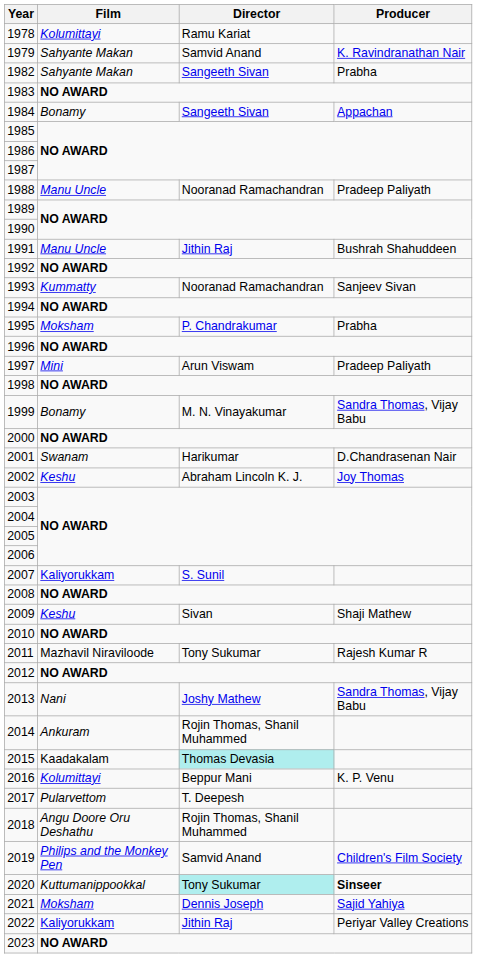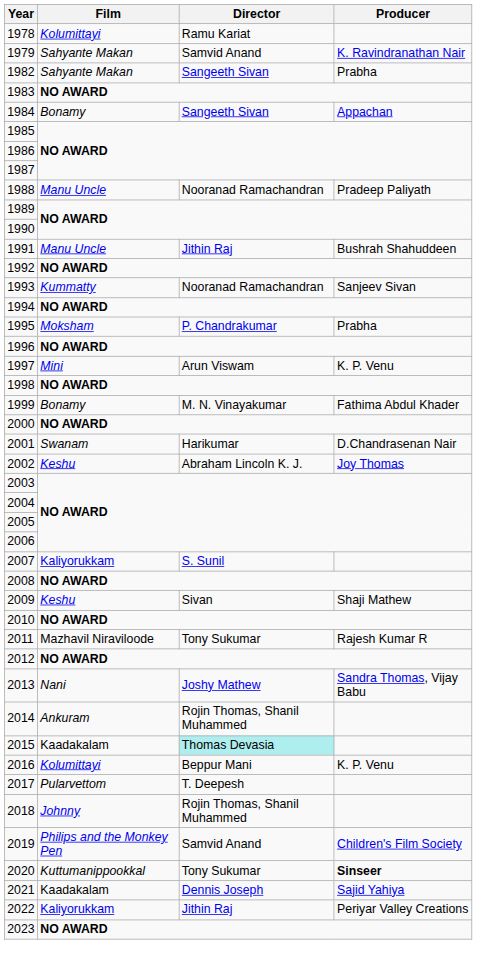(384, 365) Pradeep Paliyath -> (365, 365) K. P. Venu
(397, 411) Sandra Thomas, Vijay Babu -> (398, 405) Fathima Abdul Khader
(85, 824) Angu Doore Oru Deshathu -> (60, 810) Johnny
(221, 884) paleturquoise background -> (221, 870) no background
(67, 904) Moksham -> (75, 890) Kaadakalam
